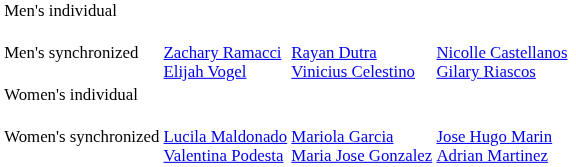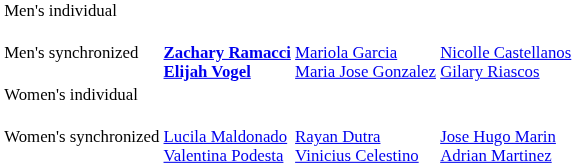(223, 62) normal -> (227, 62) bold
(353, 62) Rayan Dutra Vinicius Celestino -> (366, 62) Mariola Garcia Maria Jose Gonzalez
(362, 146) Mariola Garcia Maria Jose Gonzalez -> (357, 146) Rayan Dutra Vinicius Celestino
